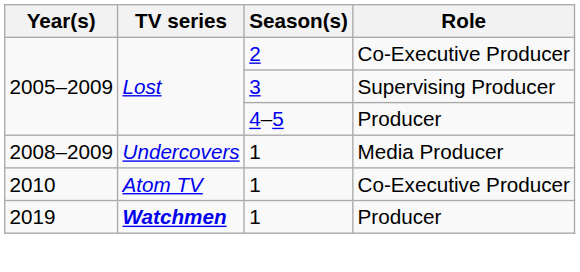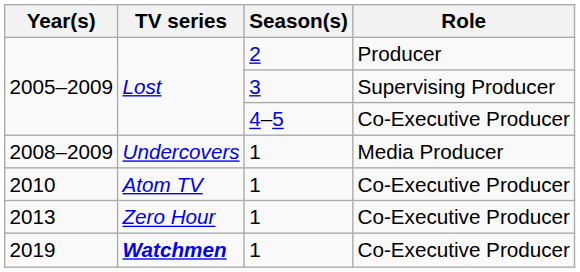(464, 54) Co-Executive Producer -> (399, 54) Producer
(399, 119) Producer -> (464, 119) Co-Executive Producer
+ row: (32, 218)
(399, 218) Producer -> (464, 250) Co-Executive Producer
